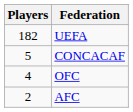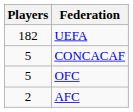(28, 76) 4 -> (28, 76) 5
